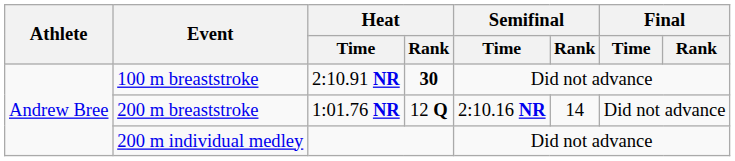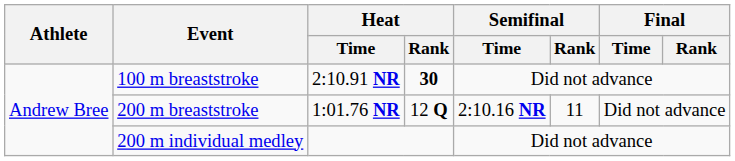(575, 110) 14 -> (575, 110) 11
